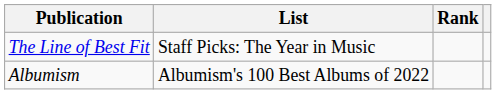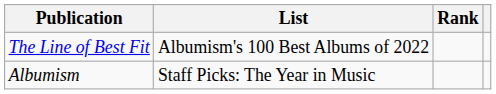(267, 46) Staff Picks: The Year in Music -> (293, 46) Albumism's 100 Best Albums of 2022
(293, 74) Albumism's 100 Best Albums of 2022 -> (267, 74) Staff Picks: The Year in Music
